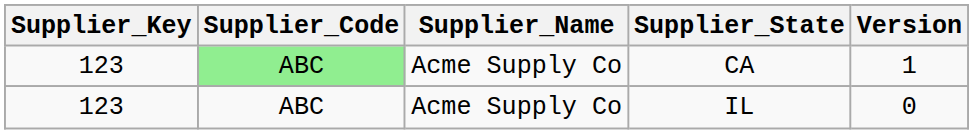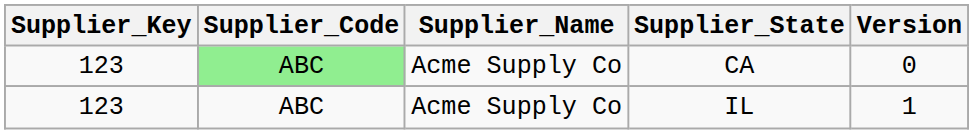(909, 66) 1 -> (909, 66) 0
(909, 107) 0 -> (909, 107) 1
